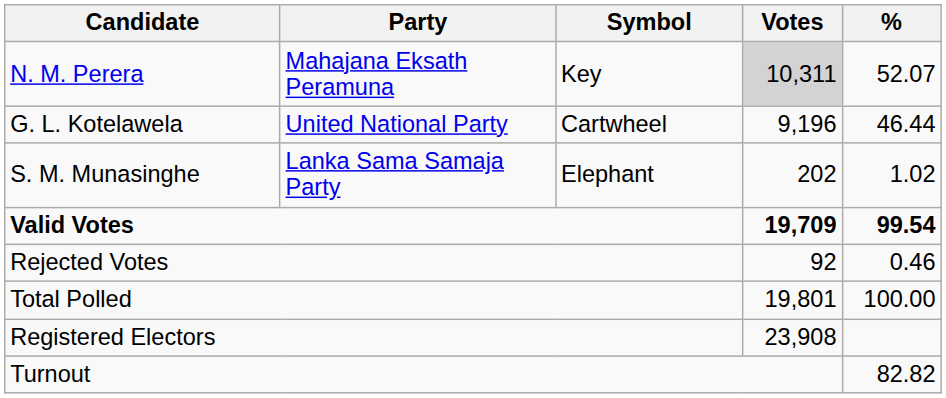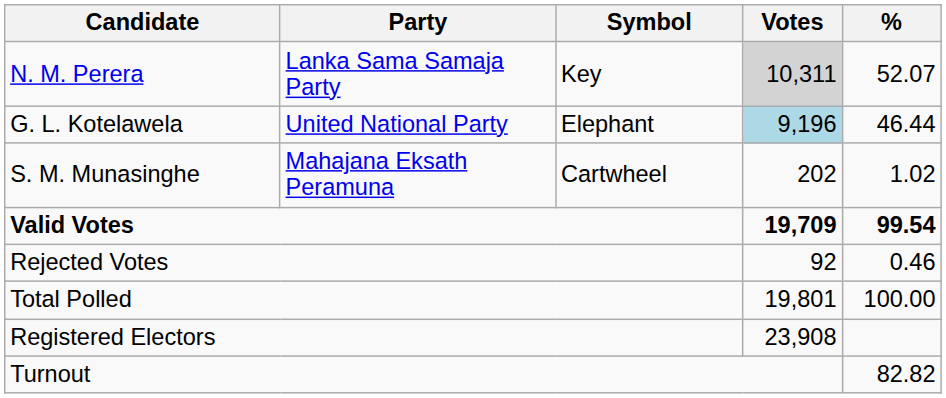(376, 73) Mahajana Eksath Peramuna -> (395, 73) Lanka Sama Samaja Party
(614, 124) Cartwheel -> (607, 124) Elephant
(807, 124) no background -> (807, 124) lightblue background
(395, 174) Lanka Sama Samaja Party -> (376, 174) Mahajana Eksath Peramuna
(607, 174) Elephant -> (614, 174) Cartwheel
